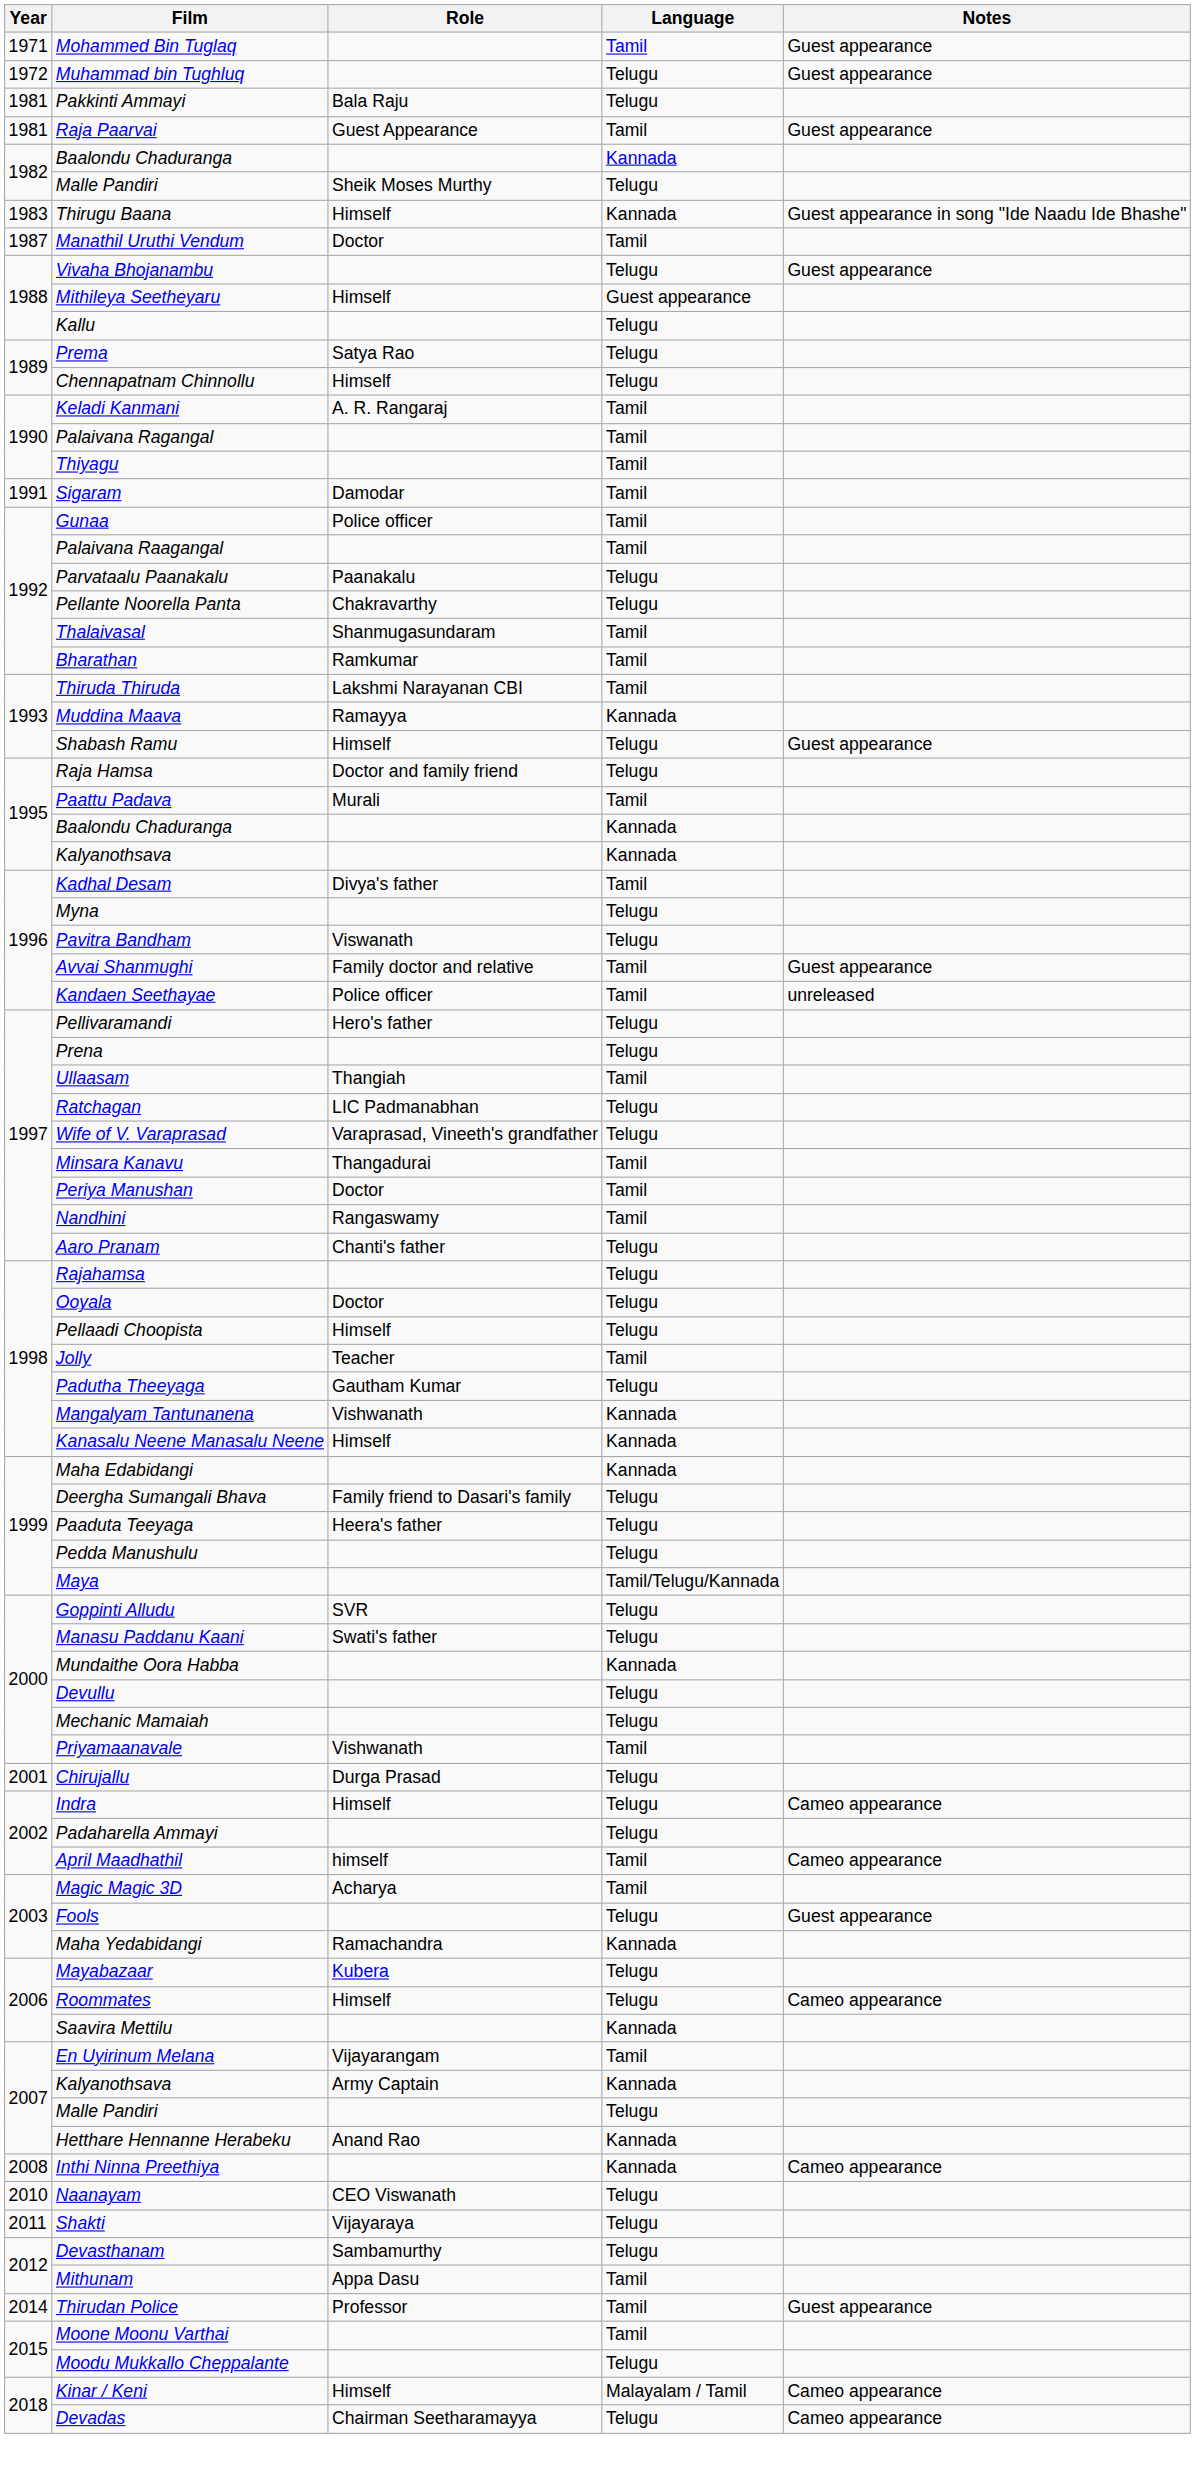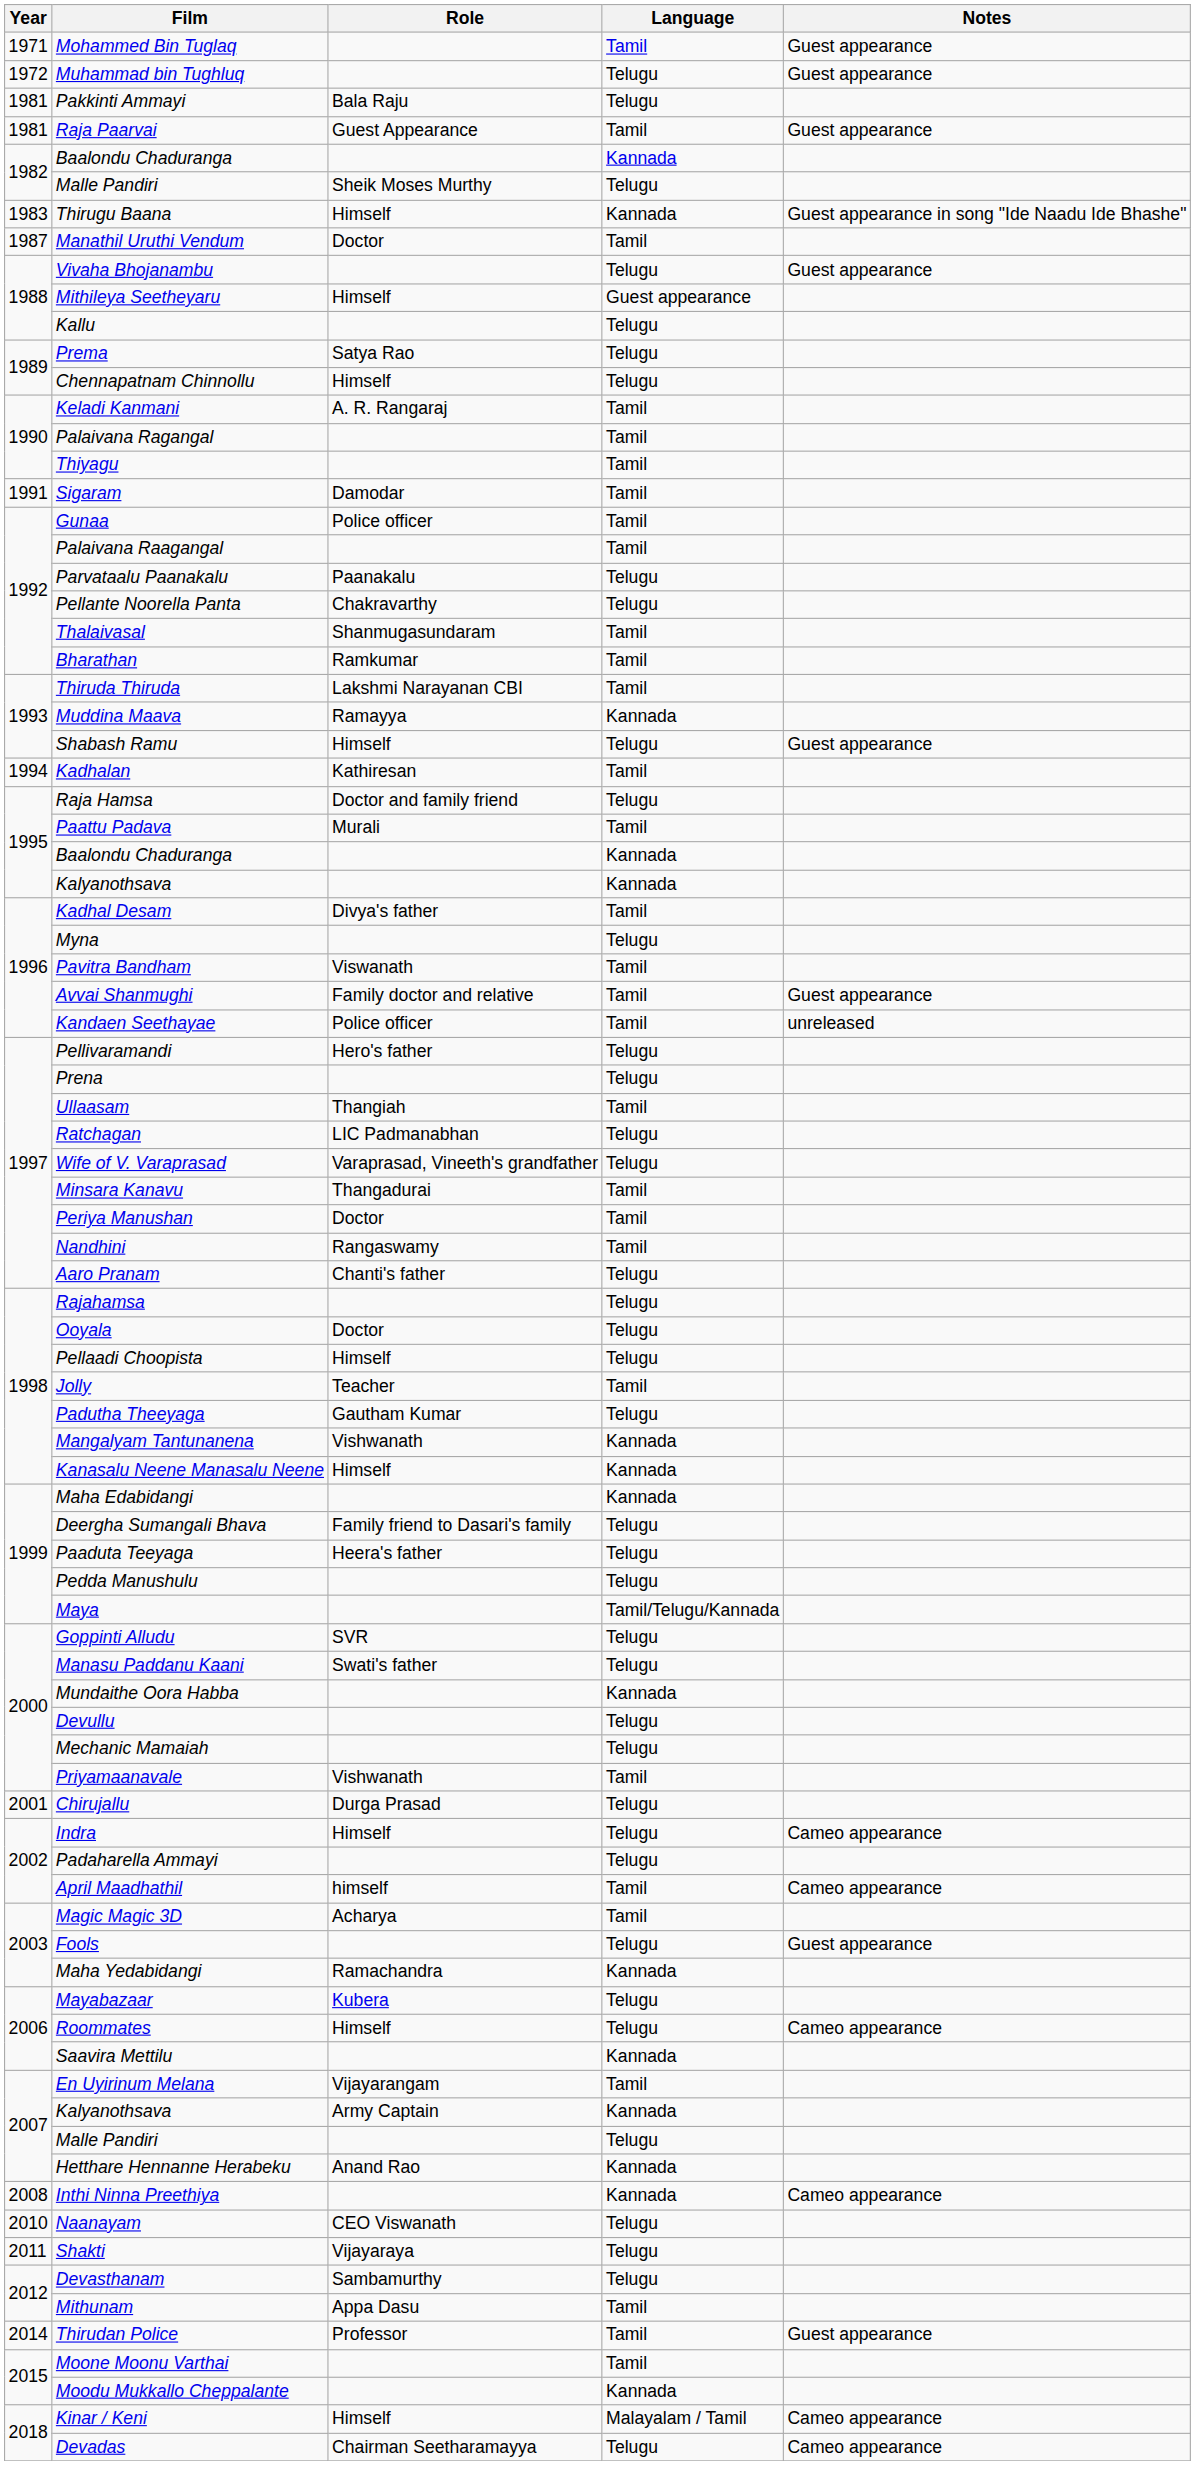+ row: (28, 772)
(632, 939) Telugu -> (627, 967) Tamil
(632, 2363) Telugu -> (641, 2391) Kannada
